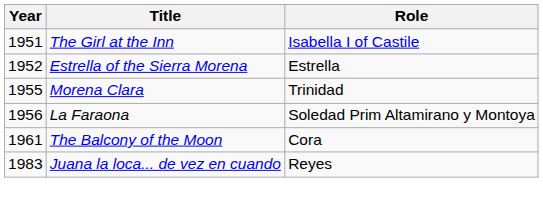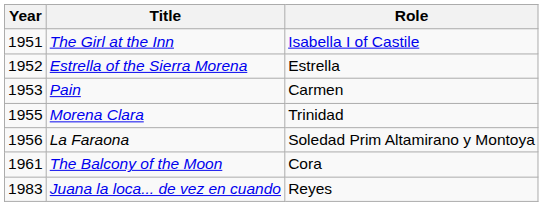+ row: (65, 90)
